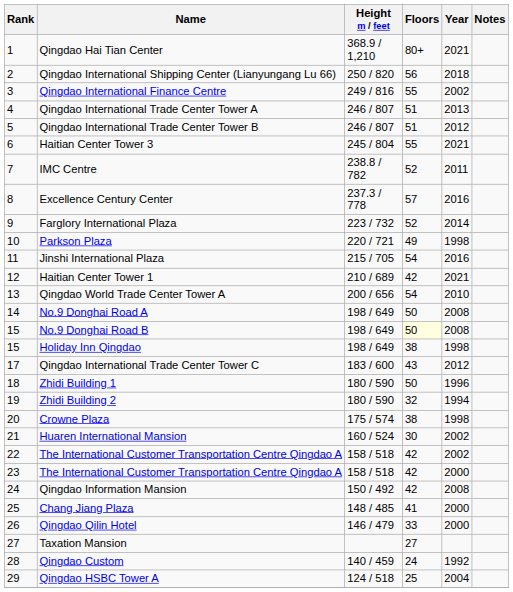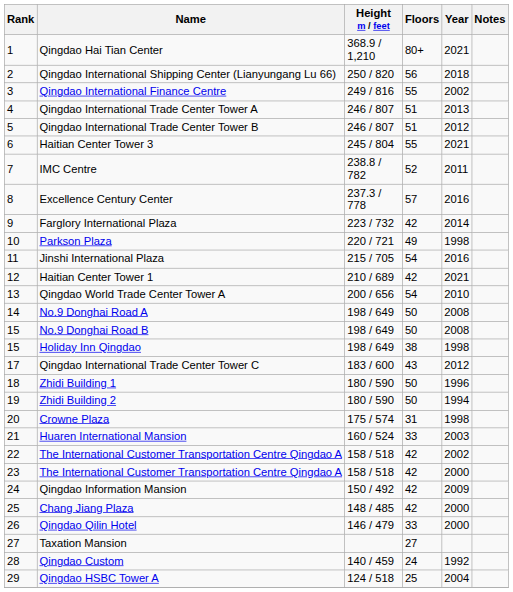(411, 223) 52 -> (411, 223) 42
(411, 330) lightyellow background -> (411, 330) no background
(411, 401) 32 -> (411, 401) 50
(411, 419) 38 -> (411, 419) 31
(411, 436) 30 -> (411, 436) 33
(457, 436) 2002 -> (457, 436) 2003
(457, 490) 2008 -> (457, 490) 2009
(411, 507) 41 -> (411, 507) 42
